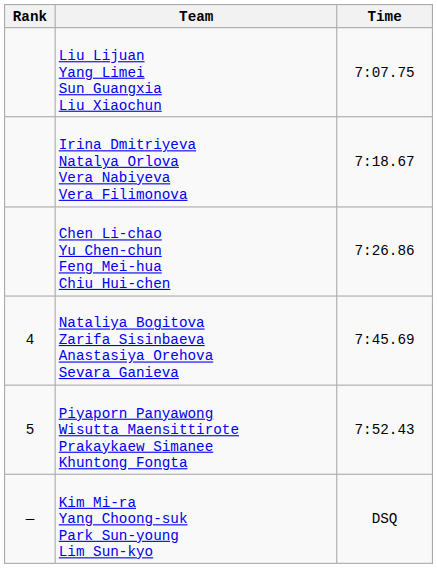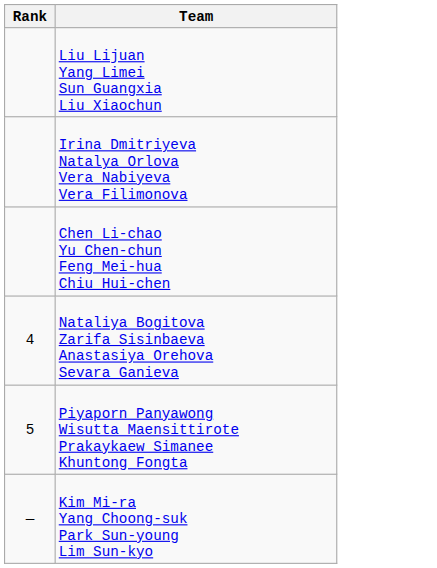- column: (385, 16)
